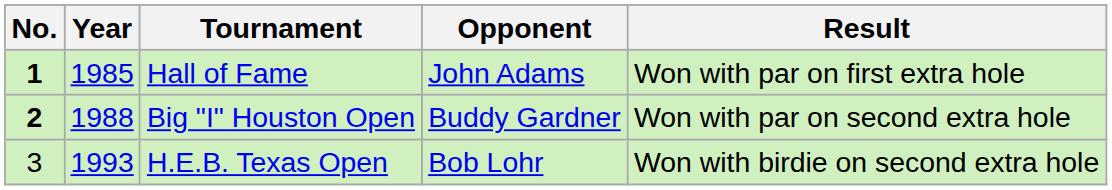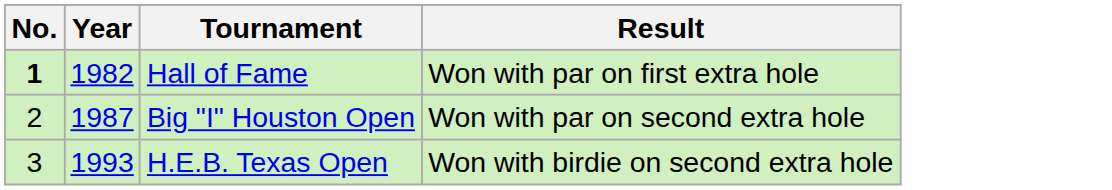- column: (524, 28)
(102, 73) 1985 -> (102, 73) 1982
(34, 118) bold -> (34, 118) normal
(102, 118) 1988 -> (102, 118) 1987
